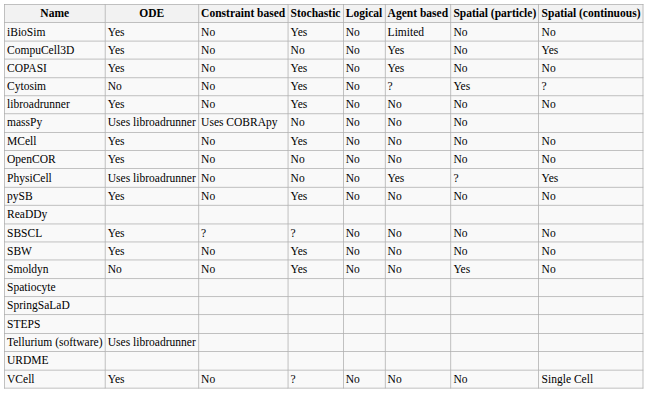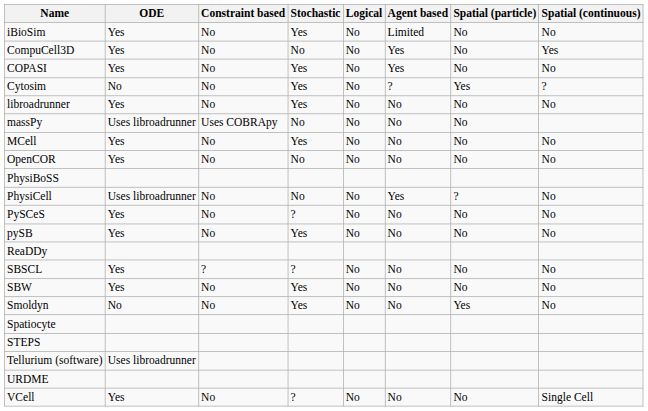+ row: (33, 178)
(550, 178) Yes -> (549, 196) No
+ row: (26, 214)
- row: (38, 305)
